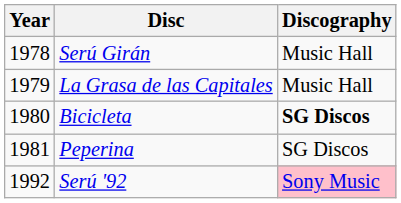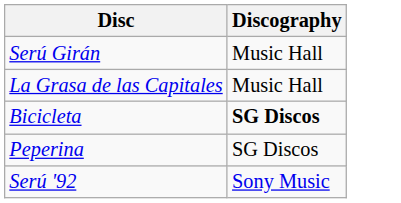- column: (30, 20)
(331, 181) pink background -> (281, 181) no background
